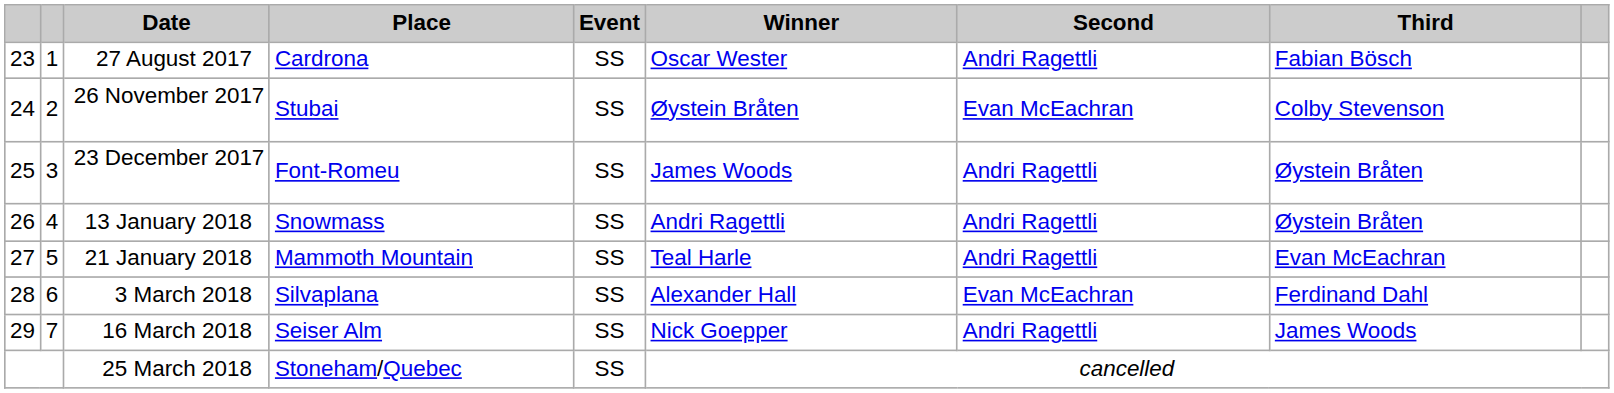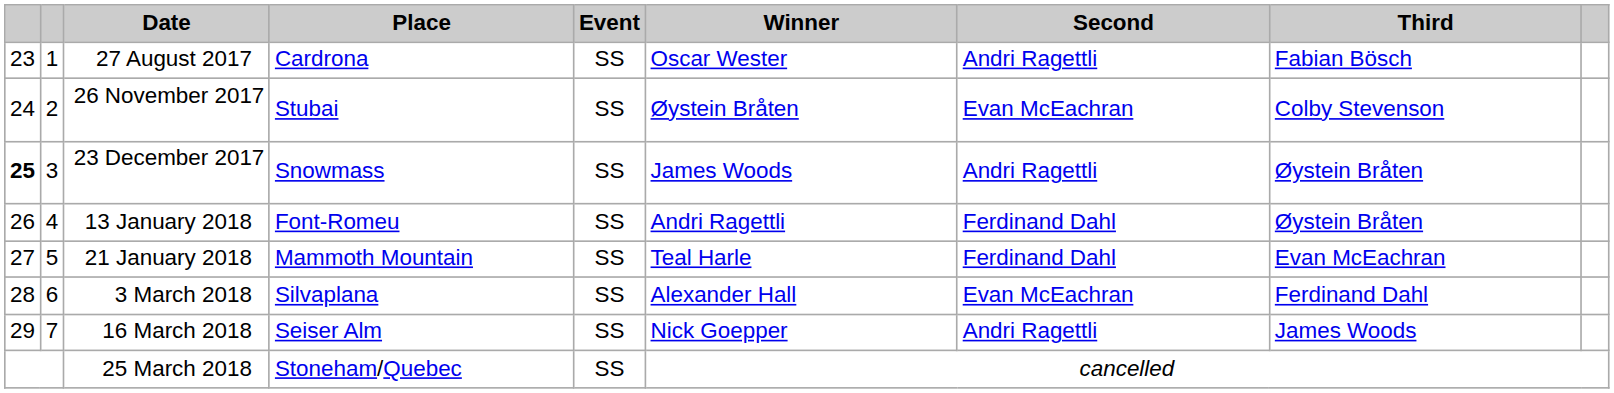(23, 171) normal -> (23, 171) bold
(337, 171) Font-Romeu -> (330, 171) Snowmass
(330, 221) Snowmass -> (337, 221) Font-Romeu
(1030, 221) Andri Ragettli -> (1039, 221) Ferdinand Dahl
(1030, 258) Andri Ragettli -> (1039, 258) Ferdinand Dahl
